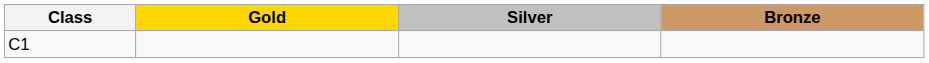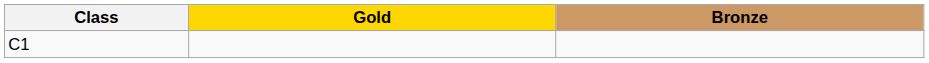- column: (530, 17)
